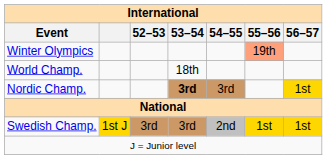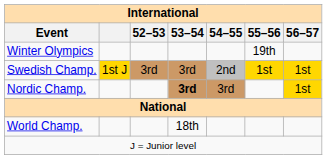(264, 51) lightsalmon background -> (264, 51) no background
rows swapped: (45, 70) <-> (52, 126)
